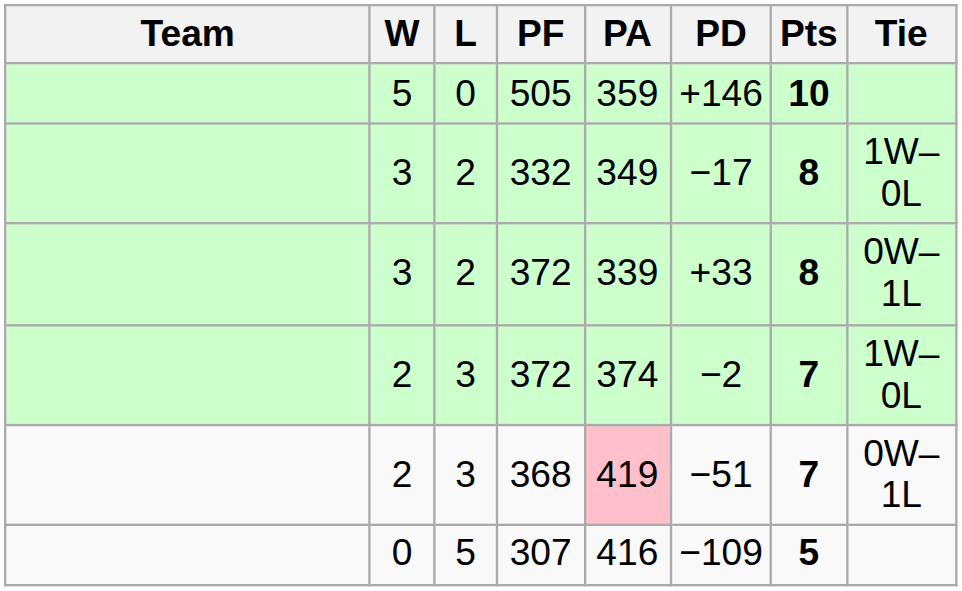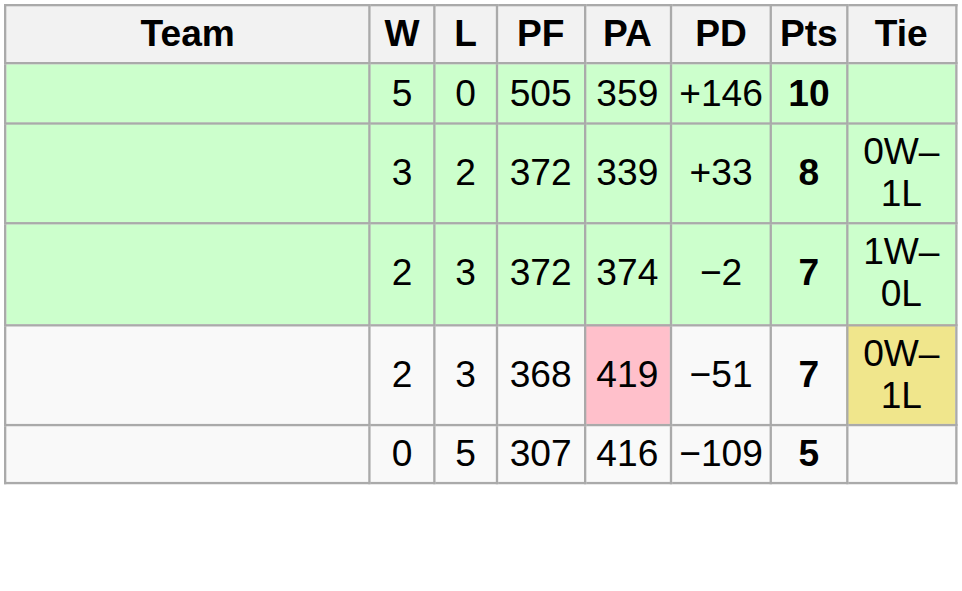- row: (402, 172)
(901, 474) no background -> (901, 373) khaki background
